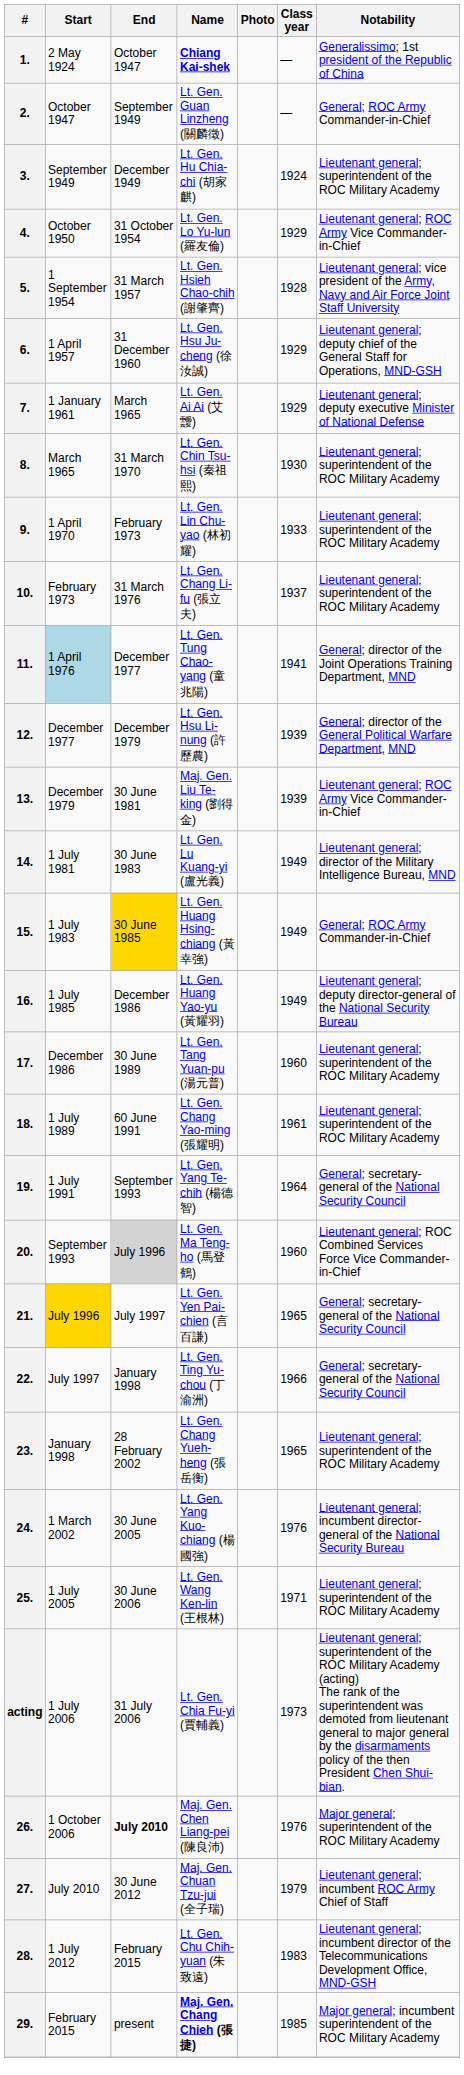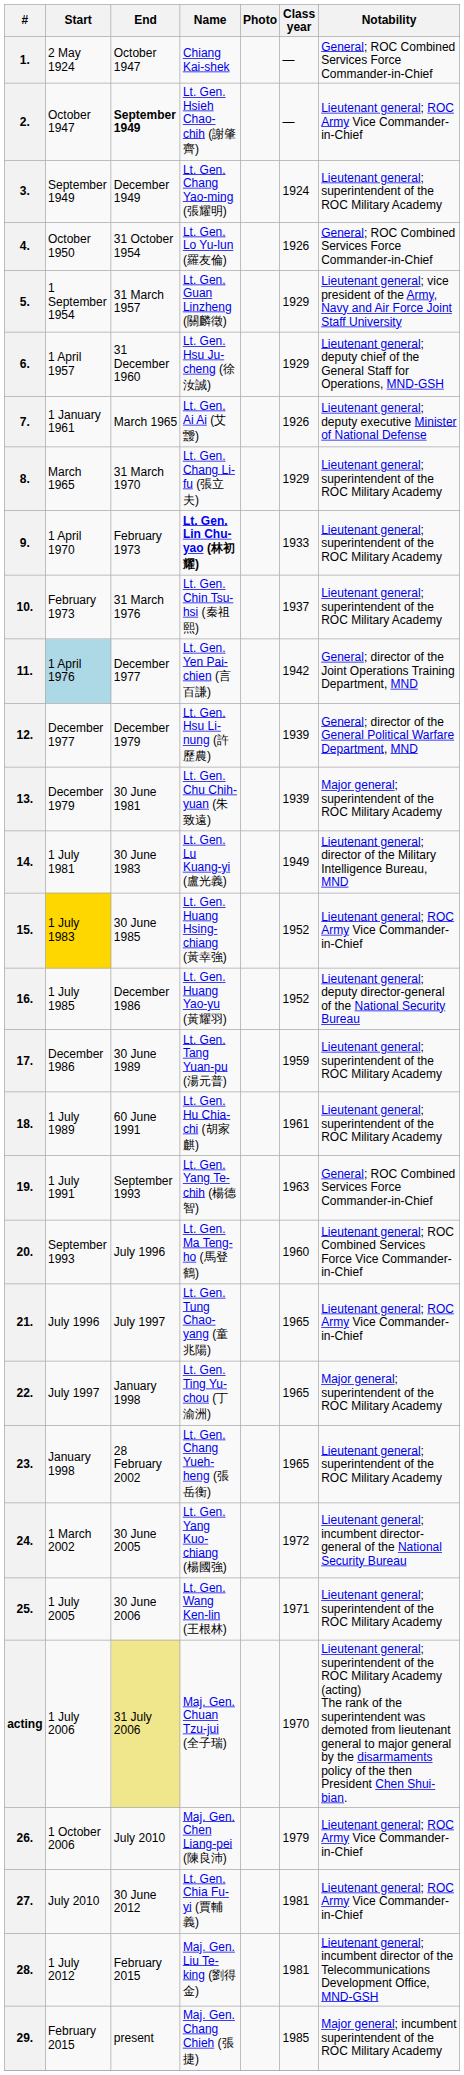(205, 60) bold -> (206, 60) normal
(385, 60) Generalissimo; 1st president of the Republic of China -> (388, 60) General; ROC Combined Services Force Commander-in-Chief
(143, 113) normal -> (145, 121) bold
(204, 113) Lt. Gen. Guan Linzheng (關麟徵) -> (210, 121) Lt. Gen. Hsieh Chao-chih (謝肇齊)
(375, 113) General; ROC Army Commander-in-Chief -> (388, 121) Lieutenant general; ROC Army Vice Commander-in-Chief
(204, 176) Lt. Gen. Hu Chia-chi (胡家麒) -> (208, 190) Lt. Gen. Chang Yao-ming (張耀明)
(294, 233) 1929 -> (296, 246) 1926
(385, 233) Lieutenant general; ROC Army Vice Commander-in-Chief -> (388, 246) General; ROC Combined Services Force Commander-in-Chief
(207, 287) Lt. Gen. Hsieh Chao-chih (謝肇齊) -> (207, 300) Lt. Gen. Guan Linzheng (關麟徵)
(294, 288) 1928 -> (296, 301) 1929
(294, 408) 1929 -> (296, 421) 1926
(205, 464) Lt. Gen. Chin Tsu-hsi (秦祖熙) -> (209, 478) Lt. Gen. Chang Li-fu (張立夫)
(294, 465) 1930 -> (296, 479) 1929
(205, 528) normal -> (209, 542) bold
(206, 592) Lt. Gen. Chang Li-fu (張立夫) -> (208, 606) Lt. Gen. Chin Tsu-hsi (秦祖熙)
(203, 663) Lt. Gen. Tung Chao-yang (童兆陽) -> (207, 670) Lt. Gen. Yen Pai-chien (言百謙)
(294, 664) 1941 -> (296, 671) 1942
(207, 798) Maj. Gen. Liu Te-king (劉得金) -> (210, 798) Lt. Gen. Chu Chih-yuan (朱致遠)
(385, 799) Lieutenant general; ROC Army Vice Commander-in-Chief -> (382, 799) Major general; superintendent of the ROC Military Academy
(64, 931) no background -> (64, 930) gold background
(135, 931) gold background -> (135, 930) no background
(294, 931) 1949 -> (296, 930) 1952
(375, 931) General; ROC Army Commander-in-Chief -> (388, 930) Lieutenant general; ROC Army Vice Commander-in-Chief
(294, 1001) 1949 -> (296, 999) 1952
(294, 1063) 1960 -> (296, 1060) 1959
(205, 1124) Lt. Gen. Chang Yao-ming (張耀明) -> (207, 1123) Lt. Gen. Hu Chia-chi (胡家麒)
(294, 1187) 1964 -> (296, 1187) 1963
(379, 1187) General; secretary-general of the National Security Council -> (388, 1187) General; ROC Combined Services Force Commander-in-Chief
(140, 1251) lightgrey background -> (139, 1251) no background
(74, 1315) gold background -> (74, 1322) no background
(204, 1315) Lt. Gen. Yen Pai-chien (言百謙) -> (206, 1321) Lt. Gen. Tung Chao-yang (童兆陽)
(379, 1315) General; secretary-general of the National Security Council -> (388, 1322) Lieutenant general; ROC Army Vice Commander-in-Chief
(294, 1379) 1966 -> (296, 1393) 1965
(379, 1379) General; secretary-general of the National Security Council -> (382, 1393) Major general; superintendent of the ROC Military Academy
(294, 1528) 1976 -> (296, 1540) 1972
(133, 1712) no background -> (133, 1723) khaki background
(207, 1711) Lt. Gen. Chia Fu-yi (賈輔義) -> (209, 1723) Maj. Gen. Chuan Tzu-jui (全子瑞)
(294, 1712) 1973 -> (296, 1723) 1970
(141, 1827) bold -> (139, 1838) normal
(294, 1827) 1976 -> (296, 1838) 1979
(379, 1827) Major general; superintendent of the ROC Military Academy -> (388, 1838) Lieutenant general; ROC Army Vice Commander-in-Chief
(206, 1888) Maj. Gen. Chuan Tzu-jui (全子瑞) -> (206, 1900) Lt. Gen. Chia Fu-yi (賈輔義)
(294, 1889) 1979 -> (296, 1901) 1981
(377, 1889) Lieutenant general; incumbent ROC Army Chief of Staff -> (388, 1901) Lieutenant general; ROC Army Vice Commander-in-Chief
(207, 1955) Lt. Gen. Chu Chih-yuan (朱致遠) -> (210, 1969) Maj. Gen. Liu Te-king (劉得金)
(294, 1956) 1983 -> (296, 1969) 1981
(207, 2024) bold -> (209, 2037) normal
